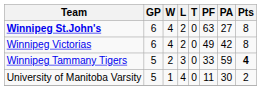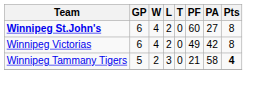(209, 28) 63 -> (194, 28) 60
(209, 61) 33 -> (194, 61) 21
(227, 61) 59 -> (212, 61) 58
- row: (74, 77)
